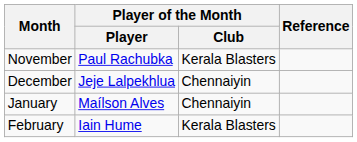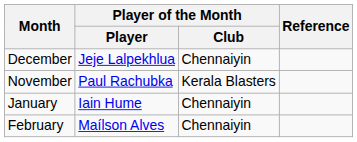rows swapped: (40, 59) <-> (40, 81)
(121, 103) Maílson Alves -> (110, 103) Iain Hume
(110, 125) Iain Hume -> (121, 125) Maílson Alves
(229, 125) Kerala Blasters -> (216, 125) Chennaiyin
